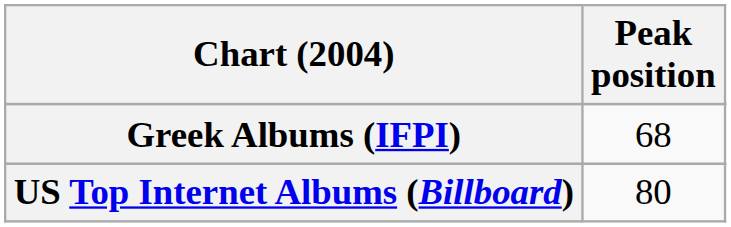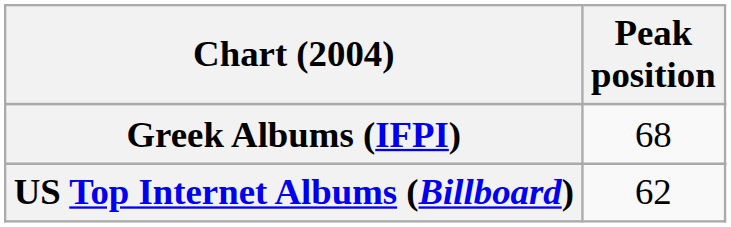(653, 191) 80 -> (653, 191) 62
